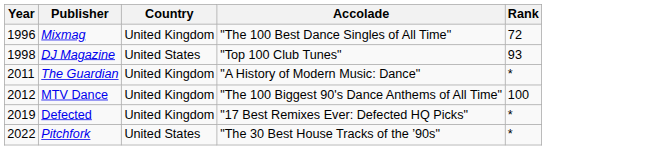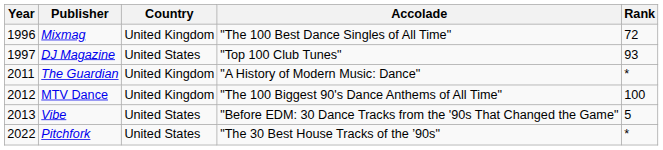(21, 54) 1998 -> (21, 54) 1997
+ row: (54, 114)
- row: (67, 114)
